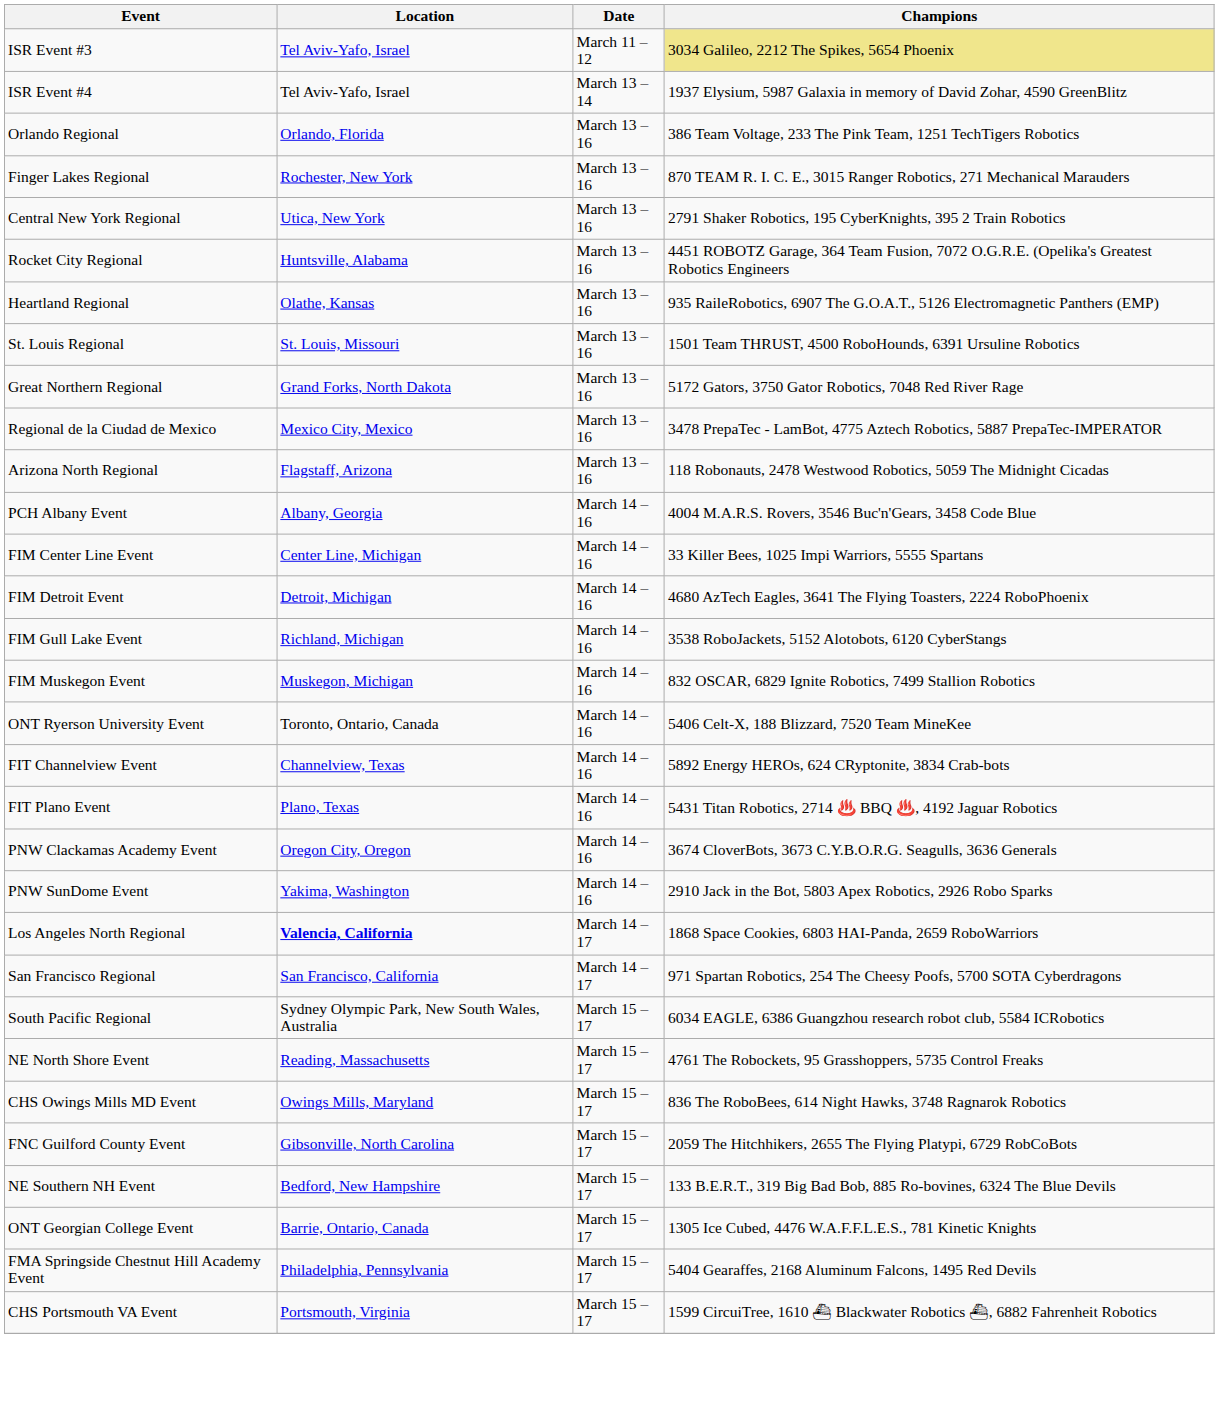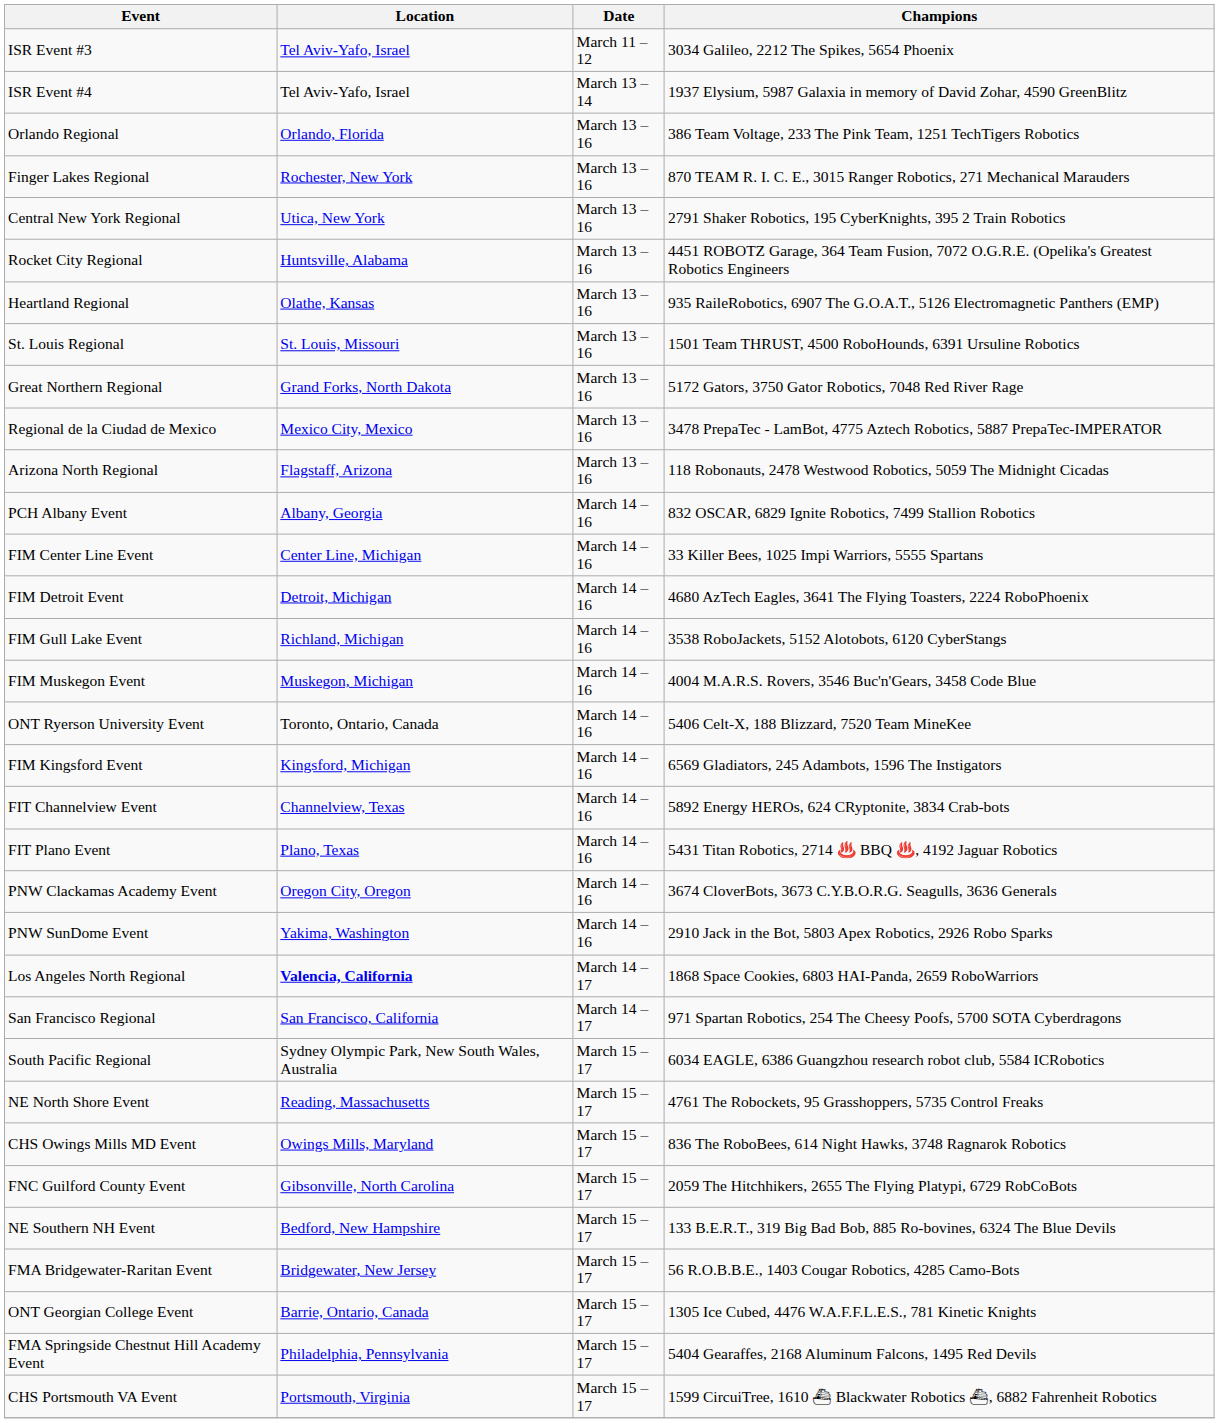(811, 50) khaki background -> (811, 50) no background
(852, 512) 4004 M.A.R.S. Rovers, 3546 Buc'n'Gears, 3458 Code Blue -> (852, 512) 832 OSCAR, 6829 Ignite Robotics, 7499 Stallion Robotics
(852, 681) 832 OSCAR, 6829 Ignite Robotics, 7499 Stallion Robotics -> (852, 681) 4004 M.A.R.S. Rovers, 3546 Buc'n'Gears, 3458 Code Blue
+ row: (75, 765)
+ row: (110, 1270)
